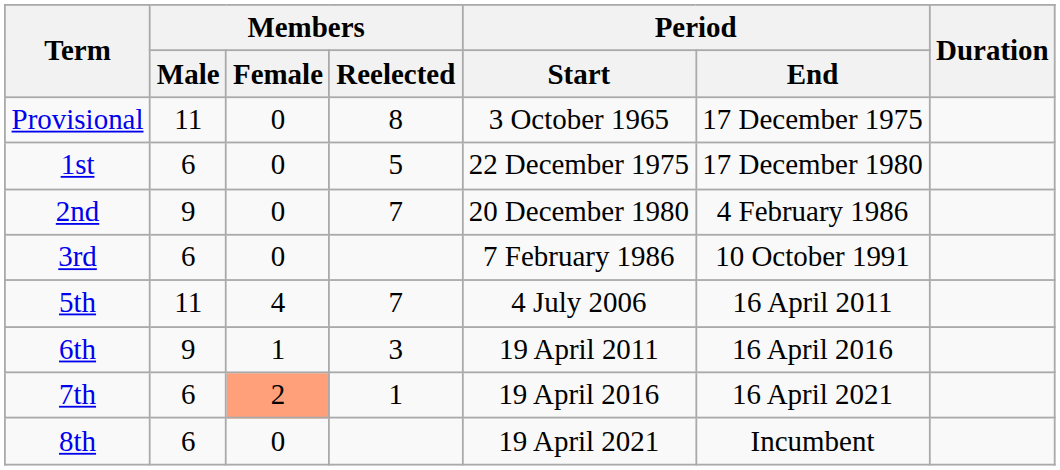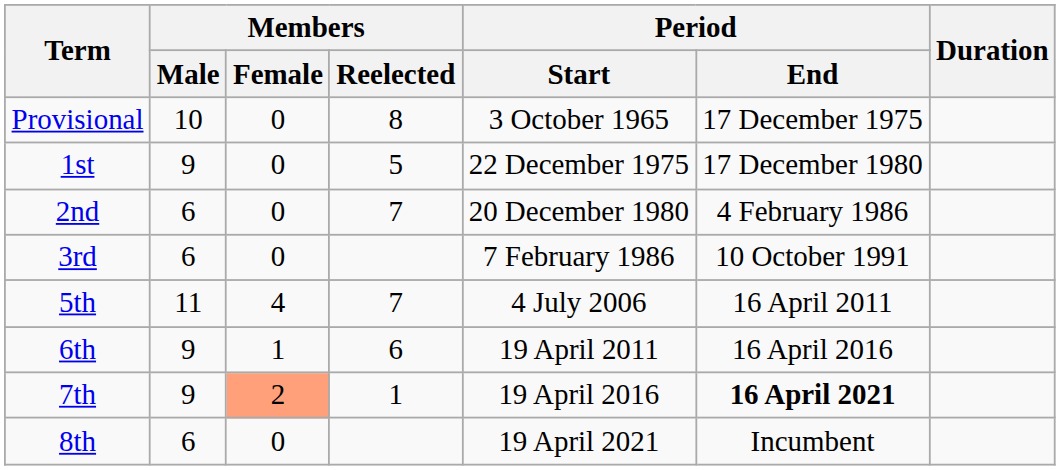(188, 119) 11 -> (188, 119) 10
(188, 165) 6 -> (188, 165) 9
(188, 211) 9 -> (188, 211) 6
(396, 348) 3 -> (396, 348) 6
(188, 394) 6 -> (188, 394) 9
(813, 394) normal -> (813, 394) bold
